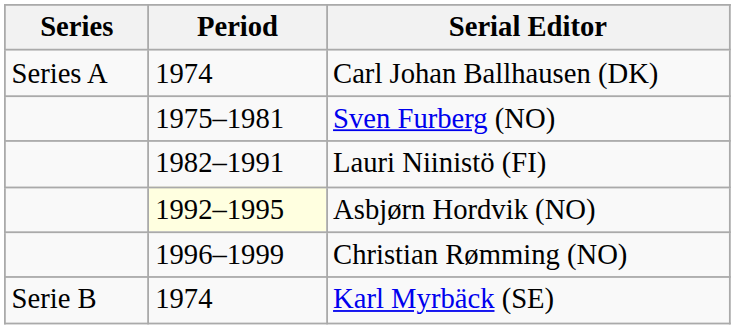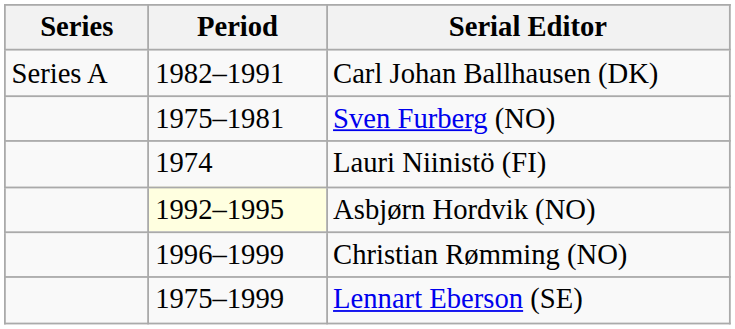(184, 72) 1974 -> (220, 72) 1982–1991
(220, 163) 1982–1991 -> (184, 163) 1974
- row: (444, 299)
+ row: (458, 299)
